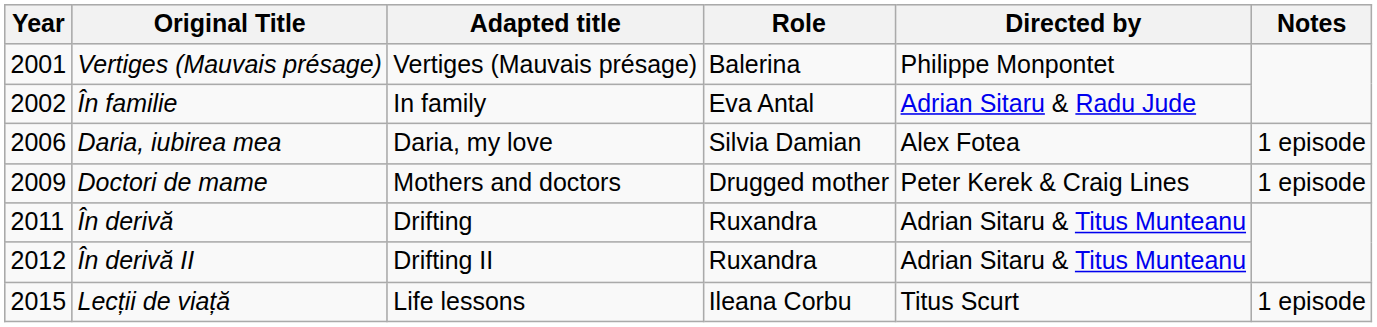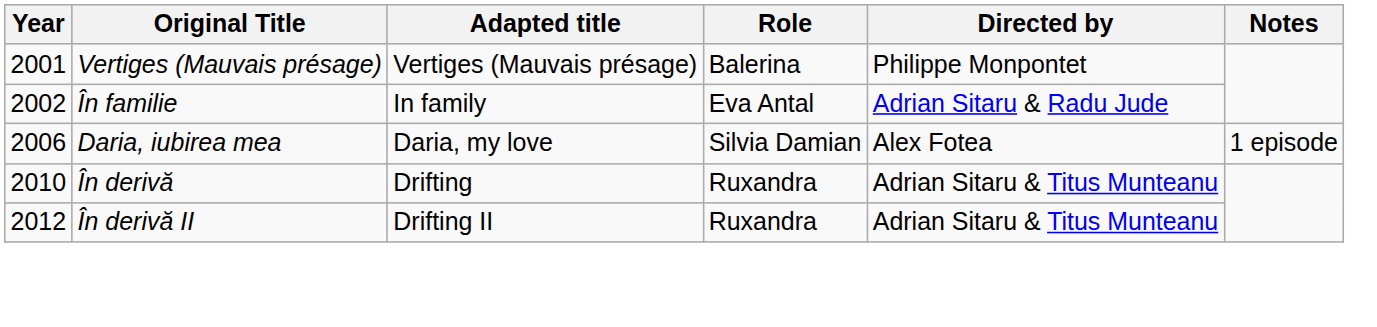- row: (173, 182)
(37, 222) 2011 -> (38, 182) 2010
- row: (154, 301)
